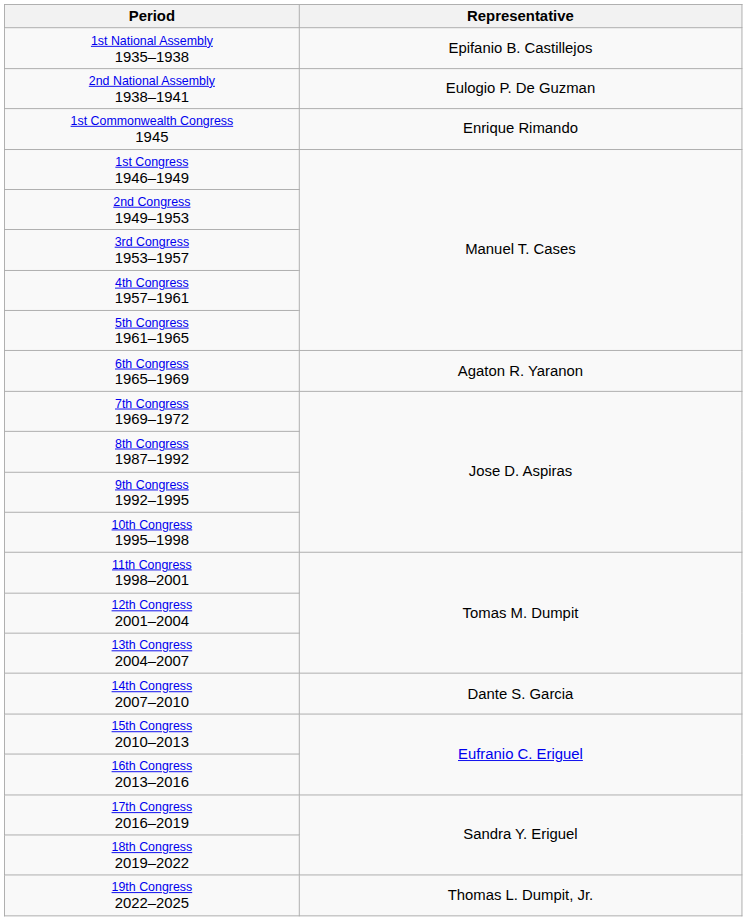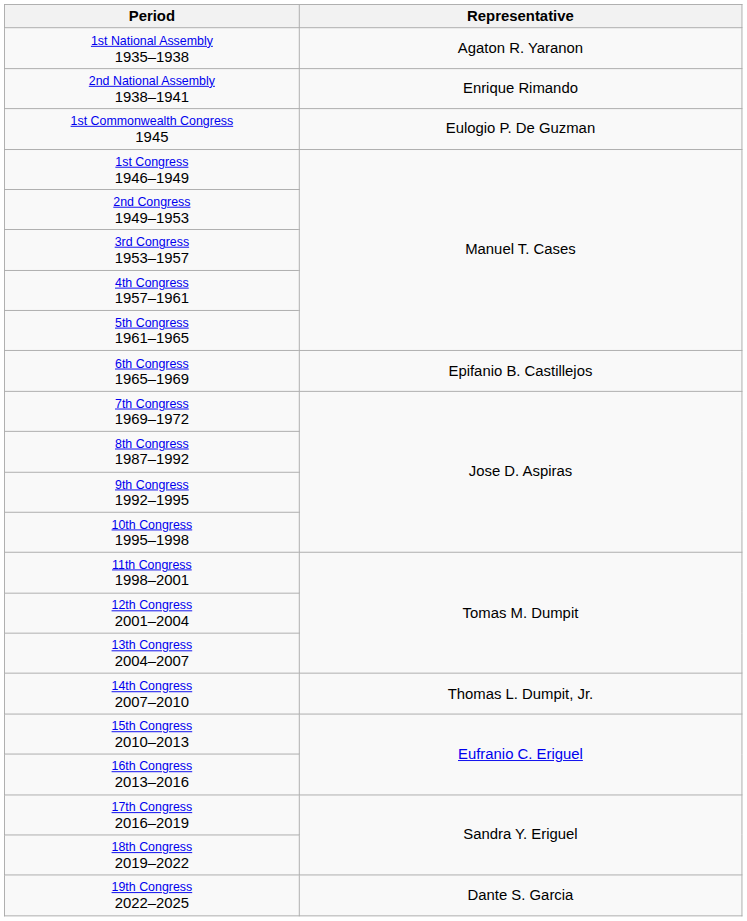(520, 48) Epifanio B. Castillejos -> (520, 48) Agaton R. Yaranon
(520, 88) Eulogio P. De Guzman -> (520, 88) Enrique Rimando
(520, 128) Enrique Rimando -> (520, 128) Eulogio P. De Guzman
(520, 370) Agaton R. Yaranon -> (520, 370) Epifanio B. Castillejos
(520, 693) Dante S. Garcia -> (520, 693) Thomas L. Dumpit, Jr.
(520, 895) Thomas L. Dumpit, Jr. -> (520, 895) Dante S. Garcia
